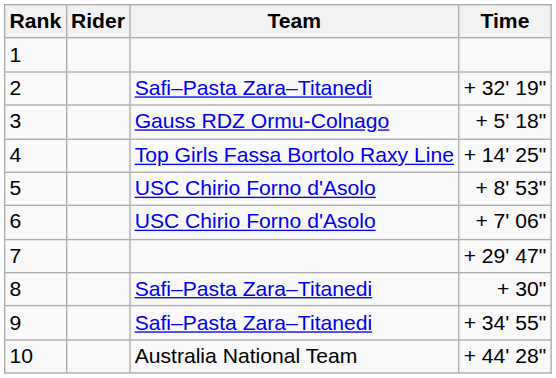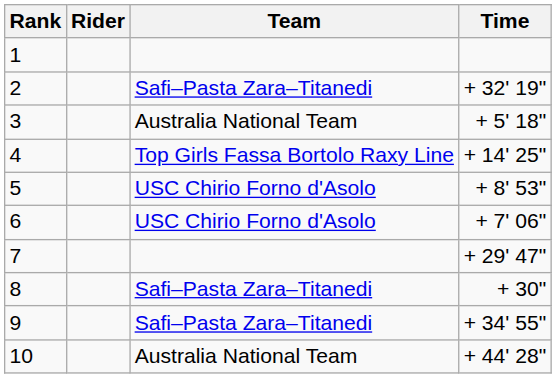(262, 121) Gauss RDZ Ormu-Colnago -> (246, 121) Australia National Team
